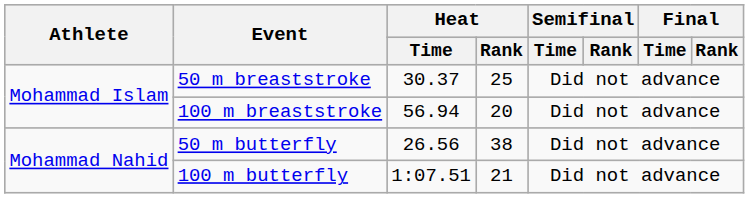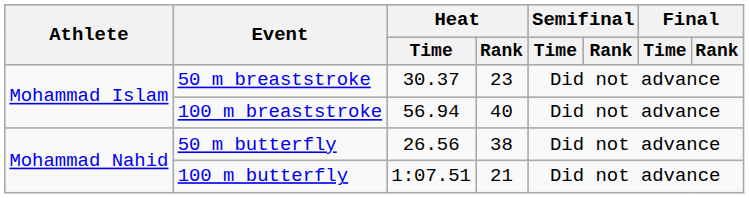(501, 81) 25 -> (501, 81) 23
(501, 112) 20 -> (501, 112) 40
